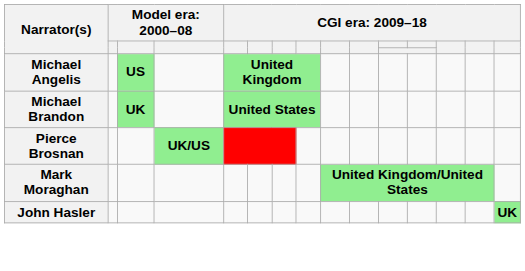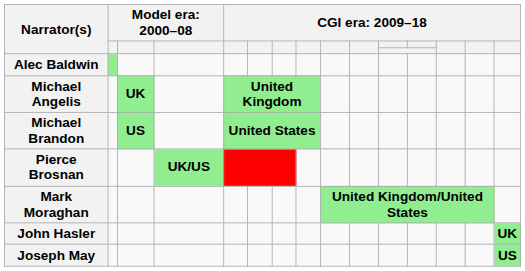+ row: (56, 64)
(136, 72) US -> (136, 93) UK
(136, 109) UK -> (136, 130) US
+ row: (56, 255)
